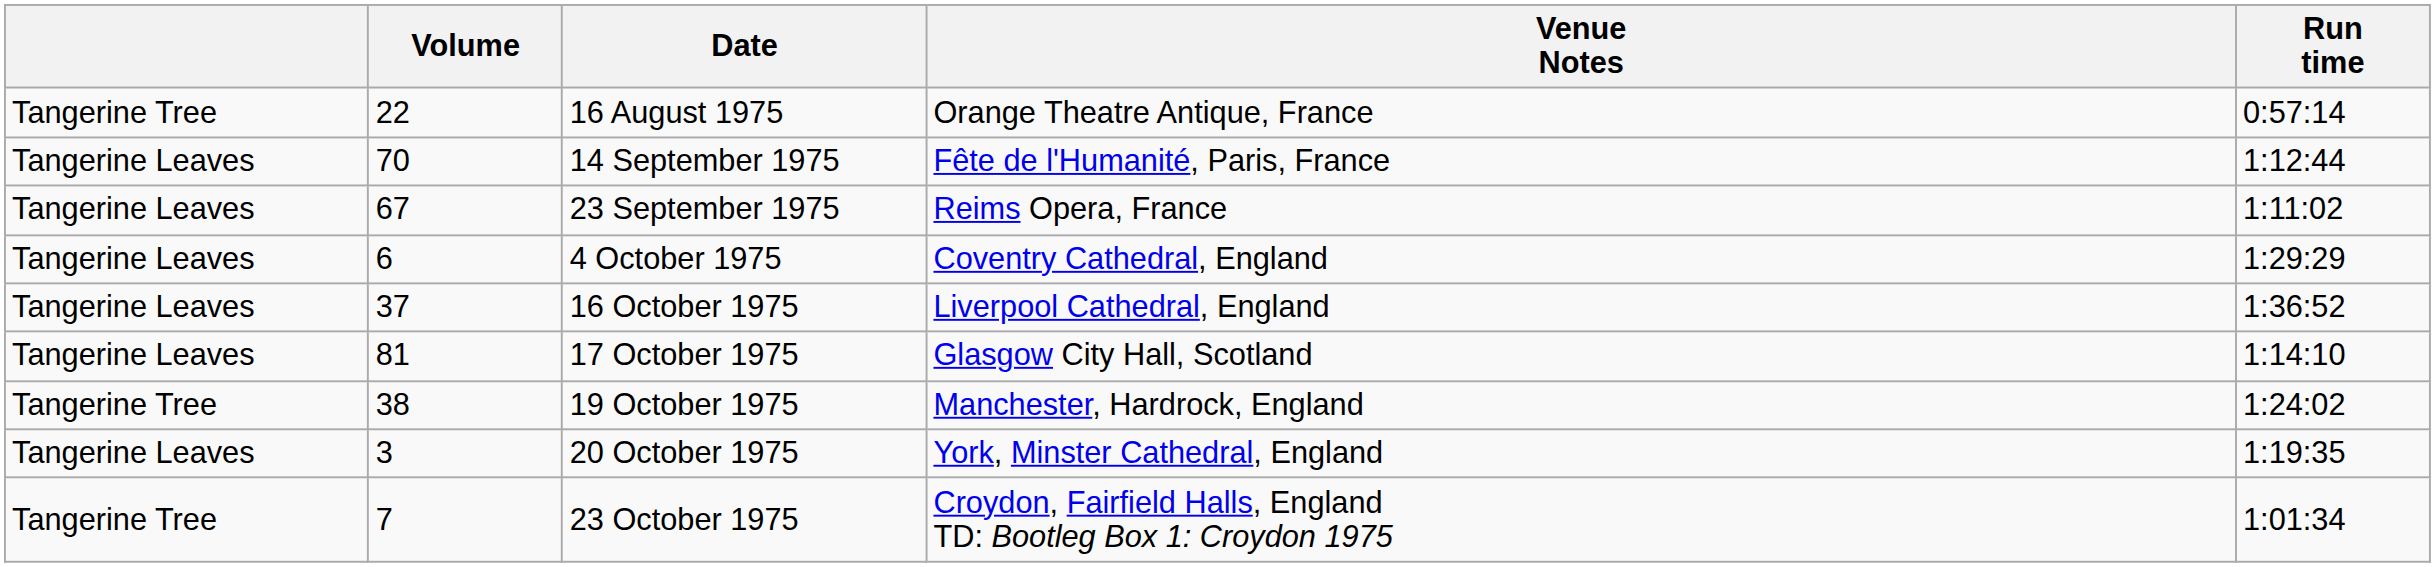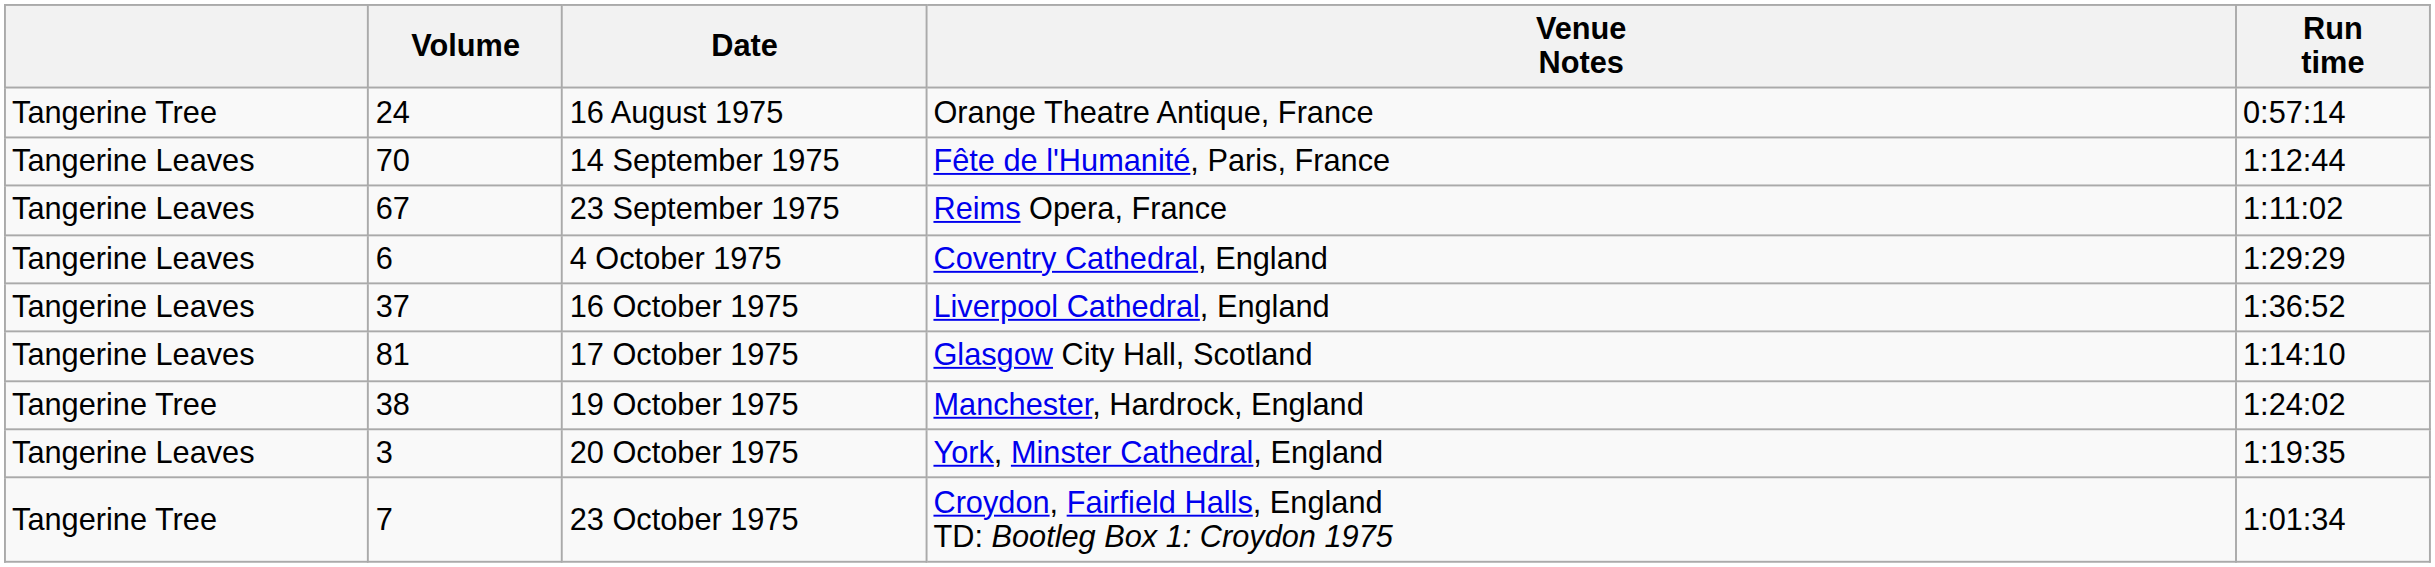(393, 112) 22 -> (393, 112) 24
